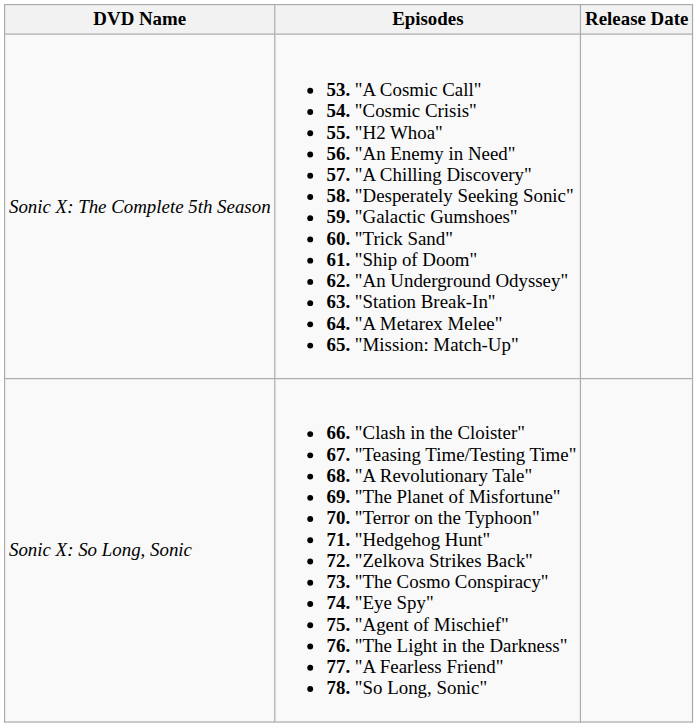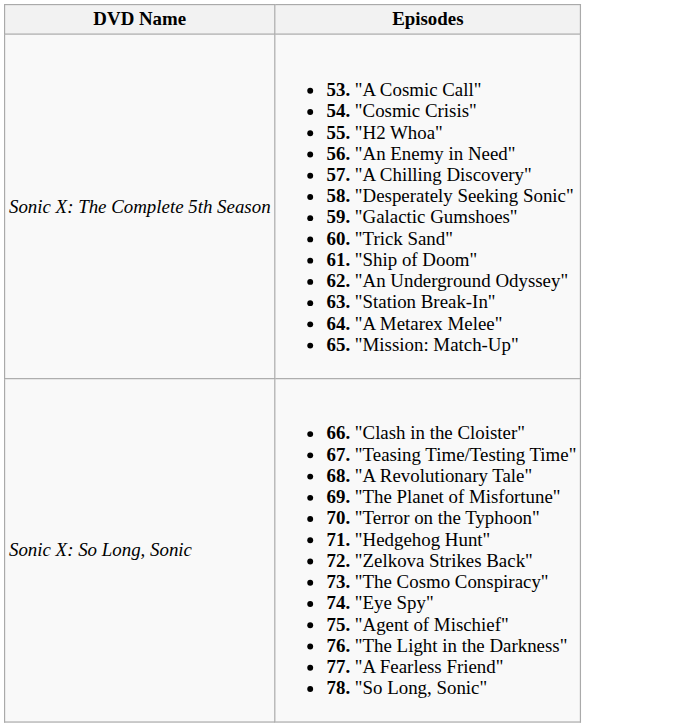- column: (637, 19)
